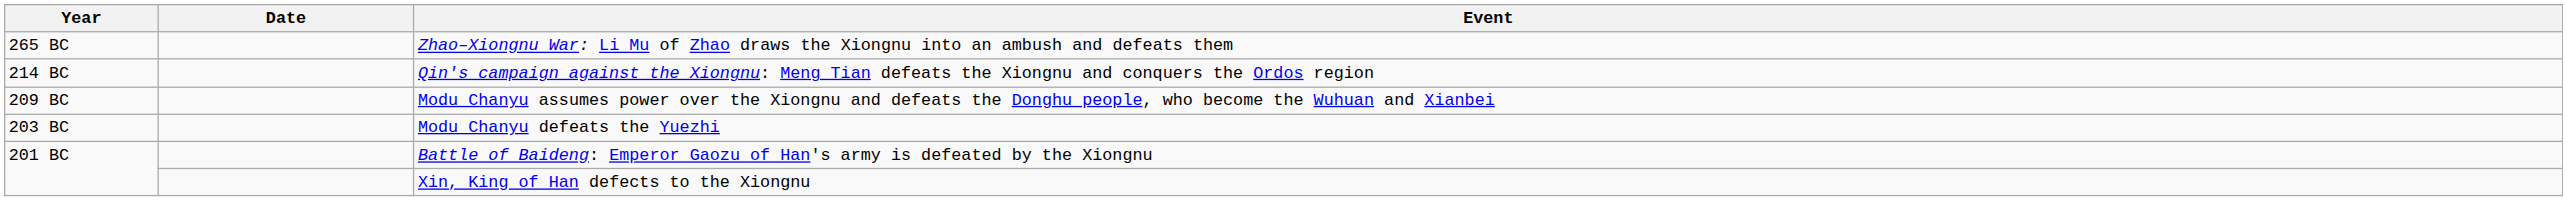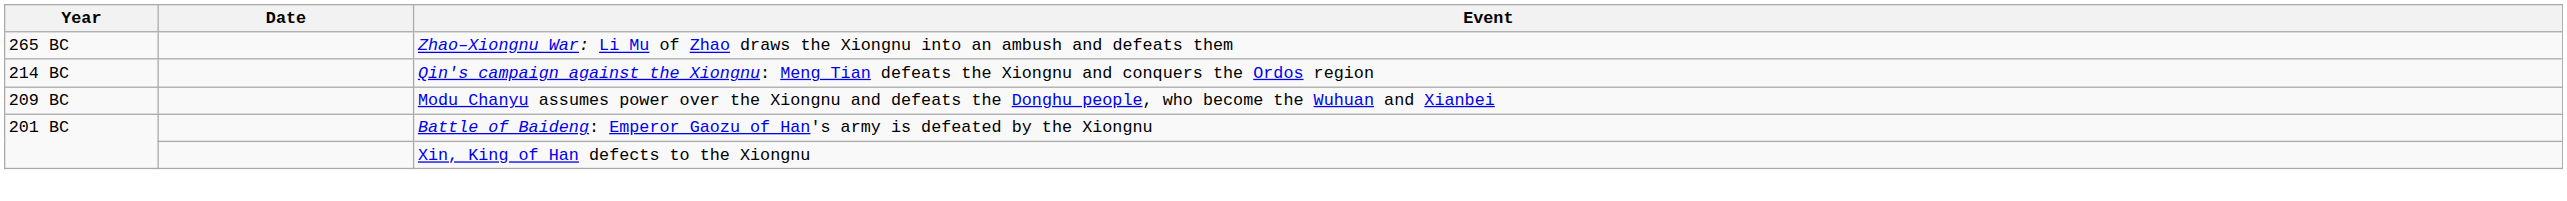- row: (569, 128)
